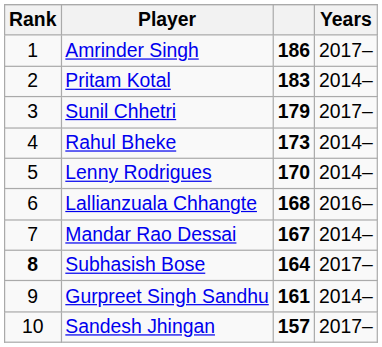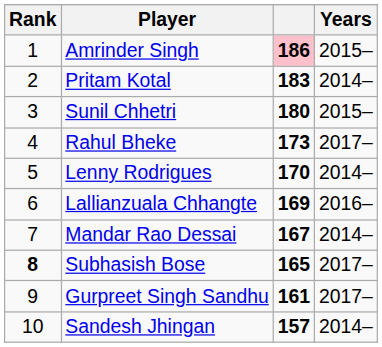(294, 50) no background -> (294, 50) pink background
(346, 50) 2017– -> (346, 50) 2015–
(294, 111) 179 -> (294, 111) 180
(346, 111) 2017– -> (346, 111) 2015–
(346, 142) 2014– -> (346, 142) 2017–
(294, 204) 168 -> (294, 204) 169
(294, 265) 164 -> (294, 265) 165
(346, 296) 2014– -> (346, 296) 2017–
(346, 326) 2017– -> (346, 326) 2014–
